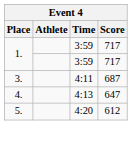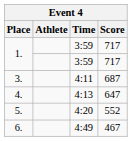(112, 111) 612 -> (112, 111) 552
+ row: (19, 128)
